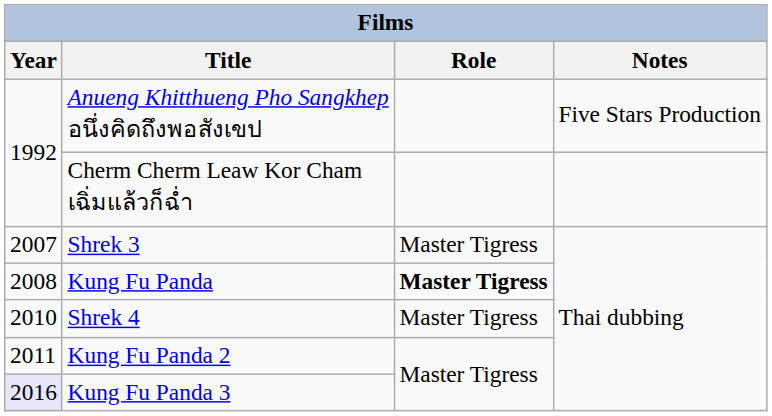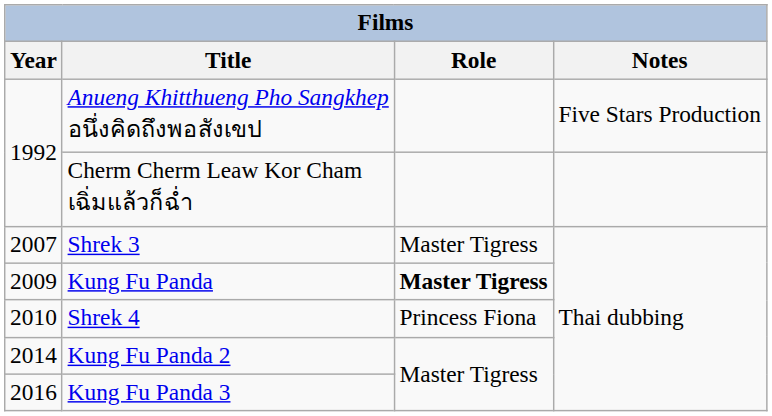(33, 281) 2008 -> (33, 281) 2009
(469, 318) Master Tigress -> (468, 318) Princess Fiona
(33, 355) 2011 -> (33, 355) 2014
(33, 392) lavender background -> (33, 392) no background
